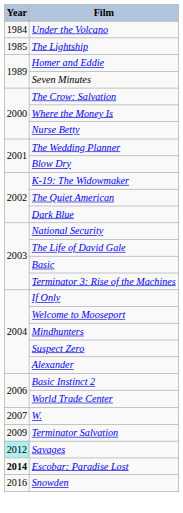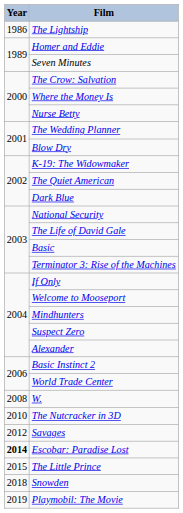- row: (70, 29)
(17, 46) 1985 -> (17, 29) 1986
(17, 416) 2007 -> (17, 399) 2008
- row: (75, 432)
+ row: (76, 416)
(17, 449) paleturquoise background -> (17, 432) no background
+ row: (66, 466)
(17, 483) 2016 -> (17, 483) 2018
+ row: (77, 500)
